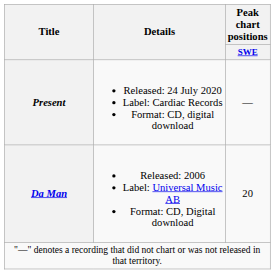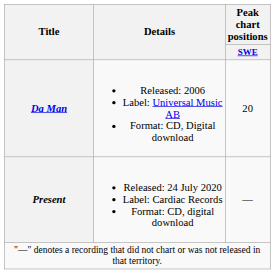rows swapped: (49, 193) <-> (49, 102)
